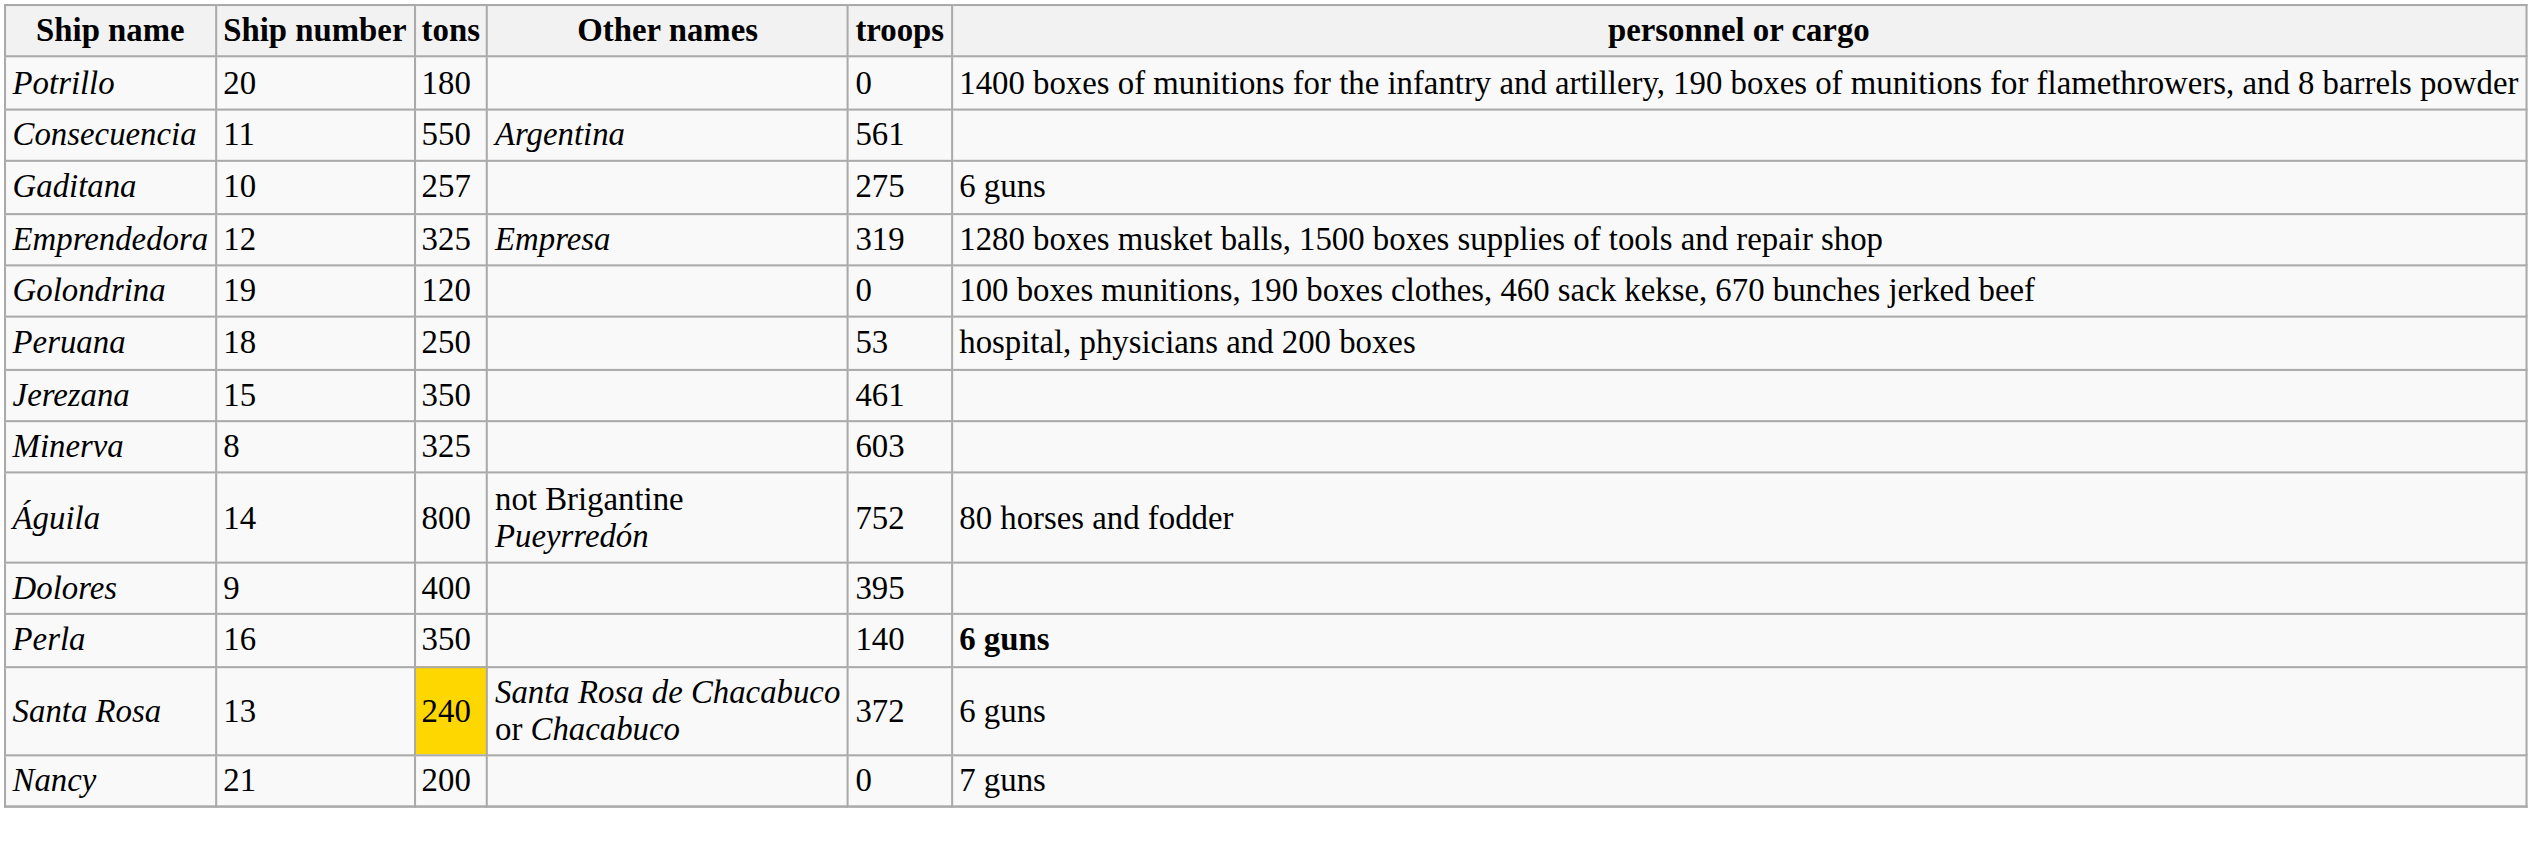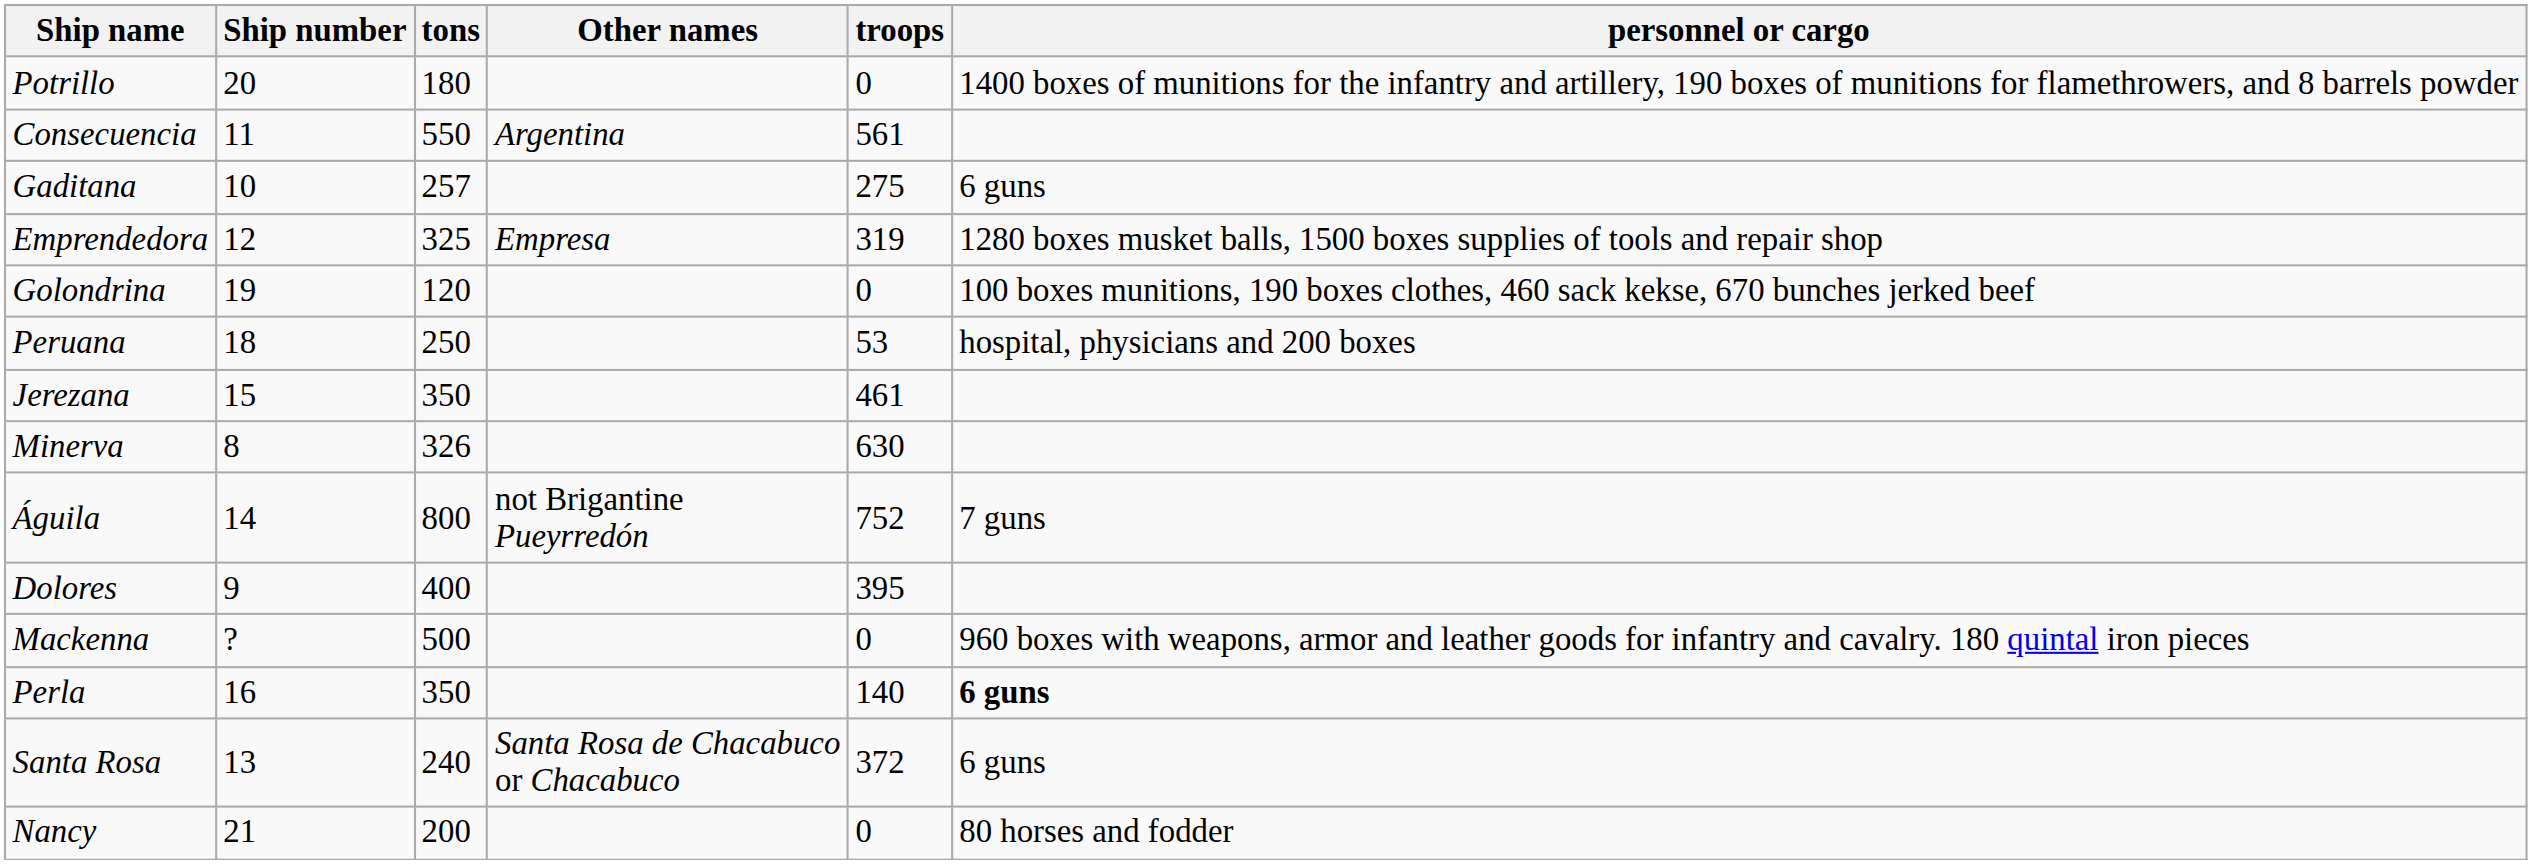(446, 446) 325 -> (446, 446) 326
(880, 446) 603 -> (880, 446) 630
(1096, 517) 80 horses and fodder -> (1003, 517) 7 guns
+ row: (81, 639)
(446, 710) gold background -> (446, 762) no background
(1003, 780) 7 guns -> (1096, 832) 80 horses and fodder
